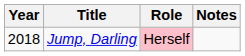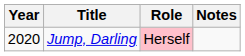(24, 39) 2018 -> (24, 39) 2020
